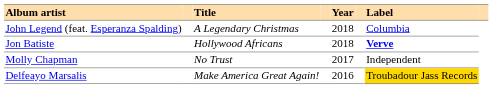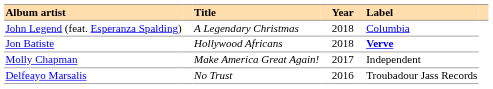(213, 60) No Trust -> (257, 60) Make America Great Again!
(257, 75) Make America Great Again! -> (213, 75) No Trust
(422, 75) gold background -> (422, 75) no background
